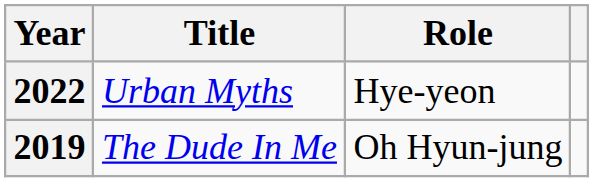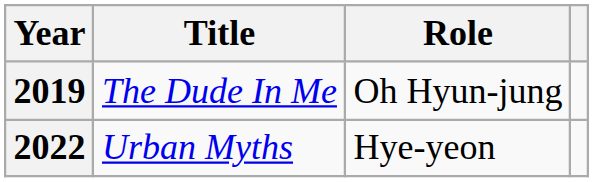rows swapped: (49, 147) <-> (49, 90)
